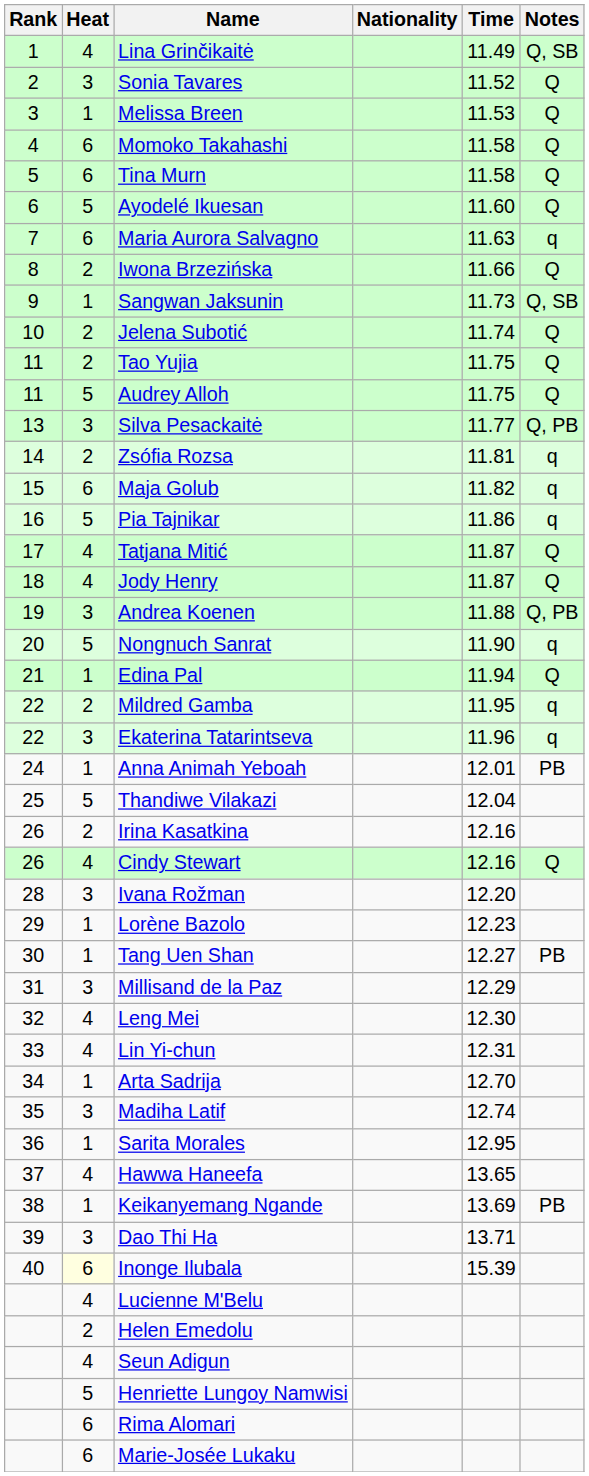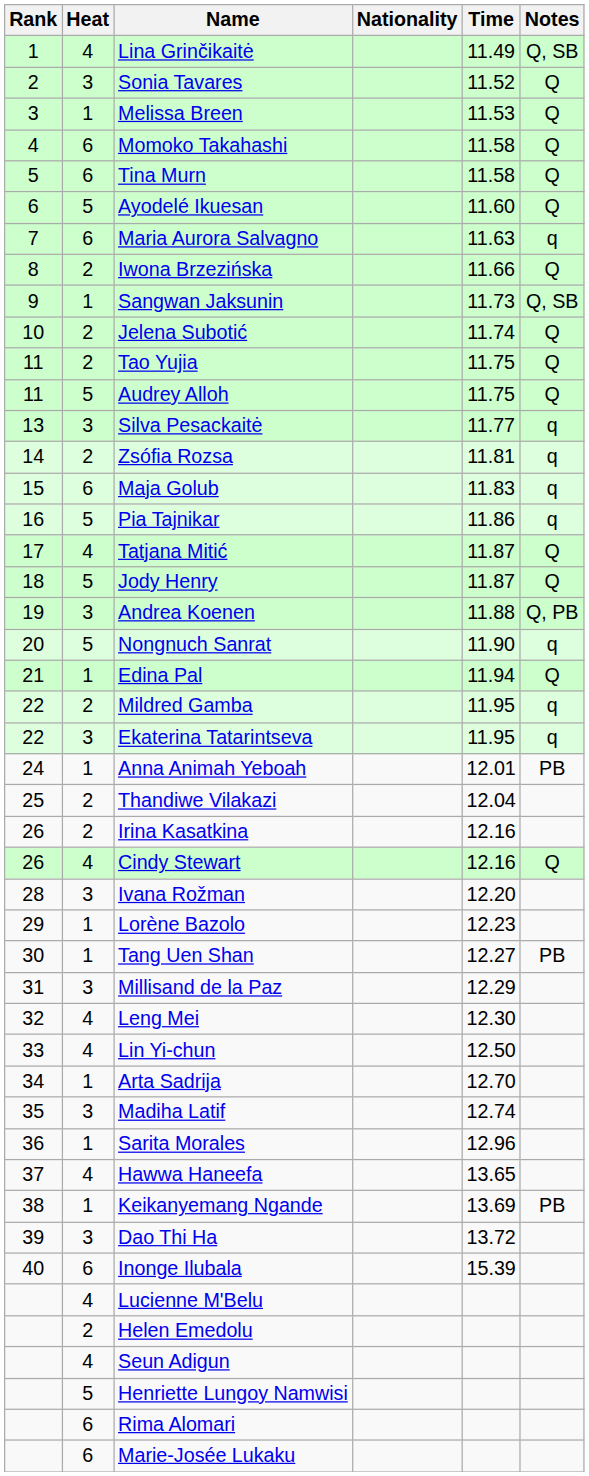(552, 425) Q, PB -> (552, 425) q
(491, 488) 11.82 -> (491, 488) 11.83
(88, 581) 4 -> (88, 581) 5
(491, 737) 11.96 -> (491, 737) 11.95
(88, 800) 5 -> (88, 800) 2
(491, 1050) 12.31 -> (491, 1050) 12.50
(491, 1143) 12.95 -> (491, 1143) 12.96
(491, 1237) 13.71 -> (491, 1237) 13.72
(88, 1268) lightyellow background -> (88, 1268) no background
